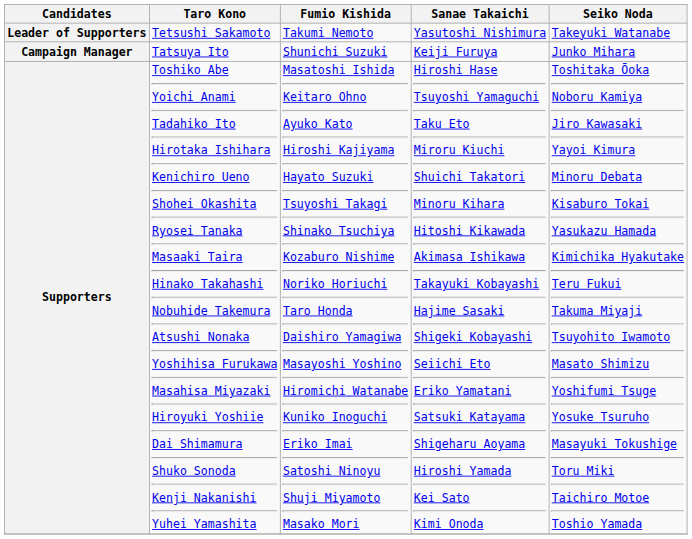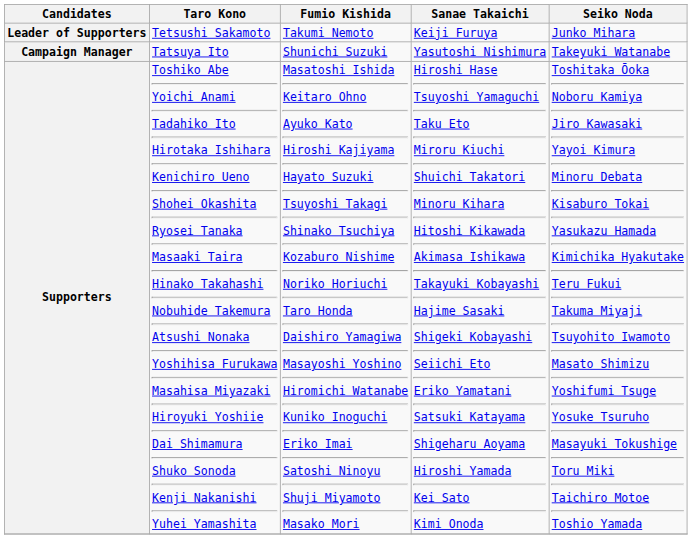(480, 33) Yasutoshi Nishimura -> (456, 33) Keiji Furuya
(611, 33) Takeyuki Watanabe -> (593, 33) Junko Mihara
(456, 52) Keiji Furuya -> (480, 52) Yasutoshi Nishimura
(593, 52) Junko Mihara -> (611, 52) Takeyuki Watanabe
